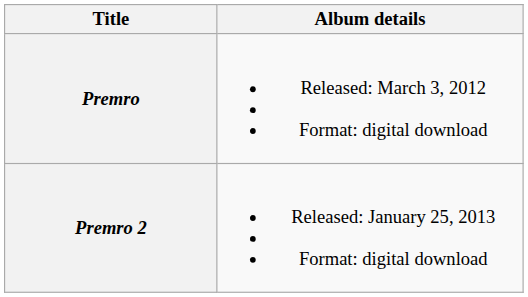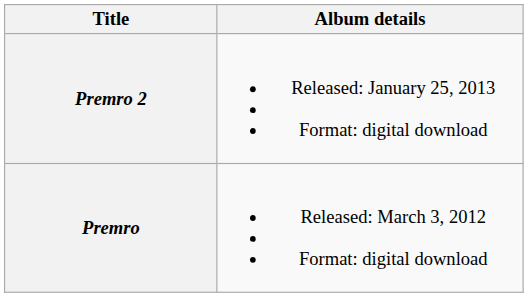rows swapped: (111, 98) <-> (111, 227)
